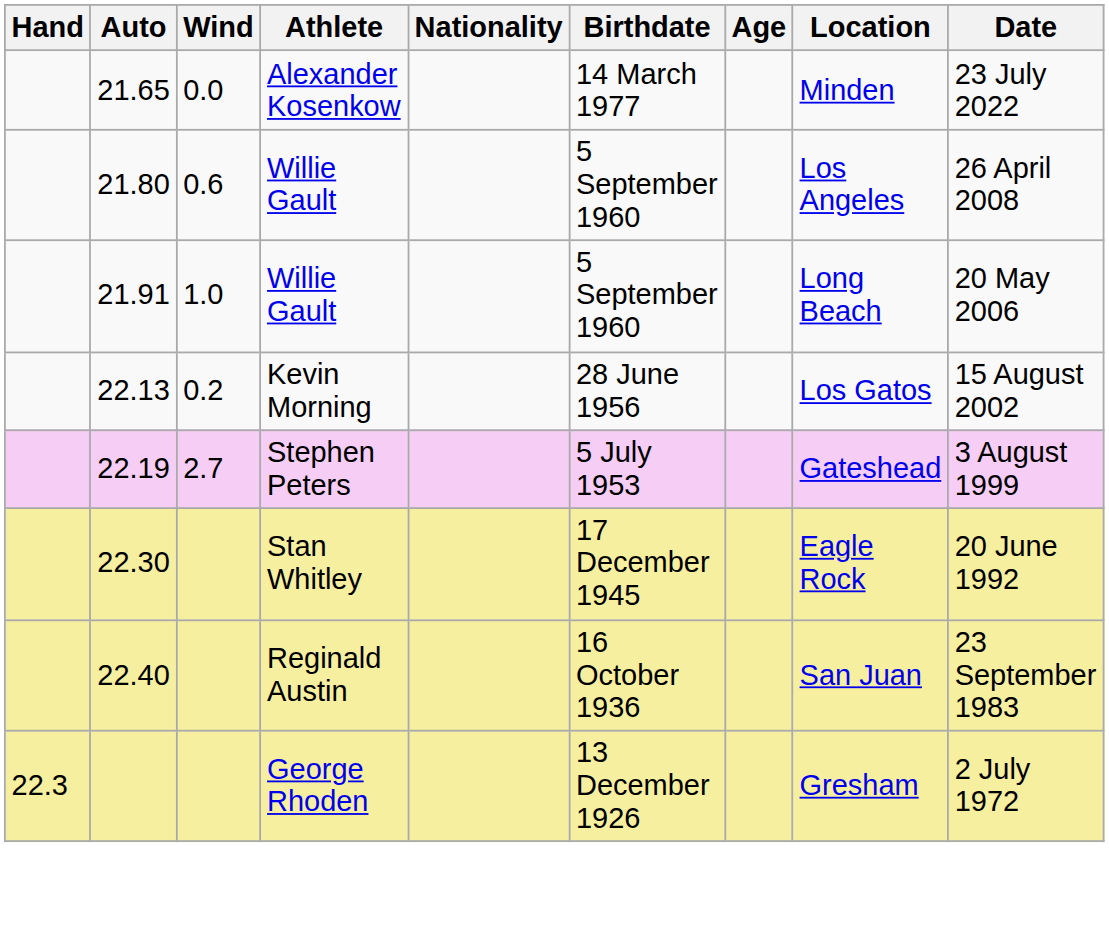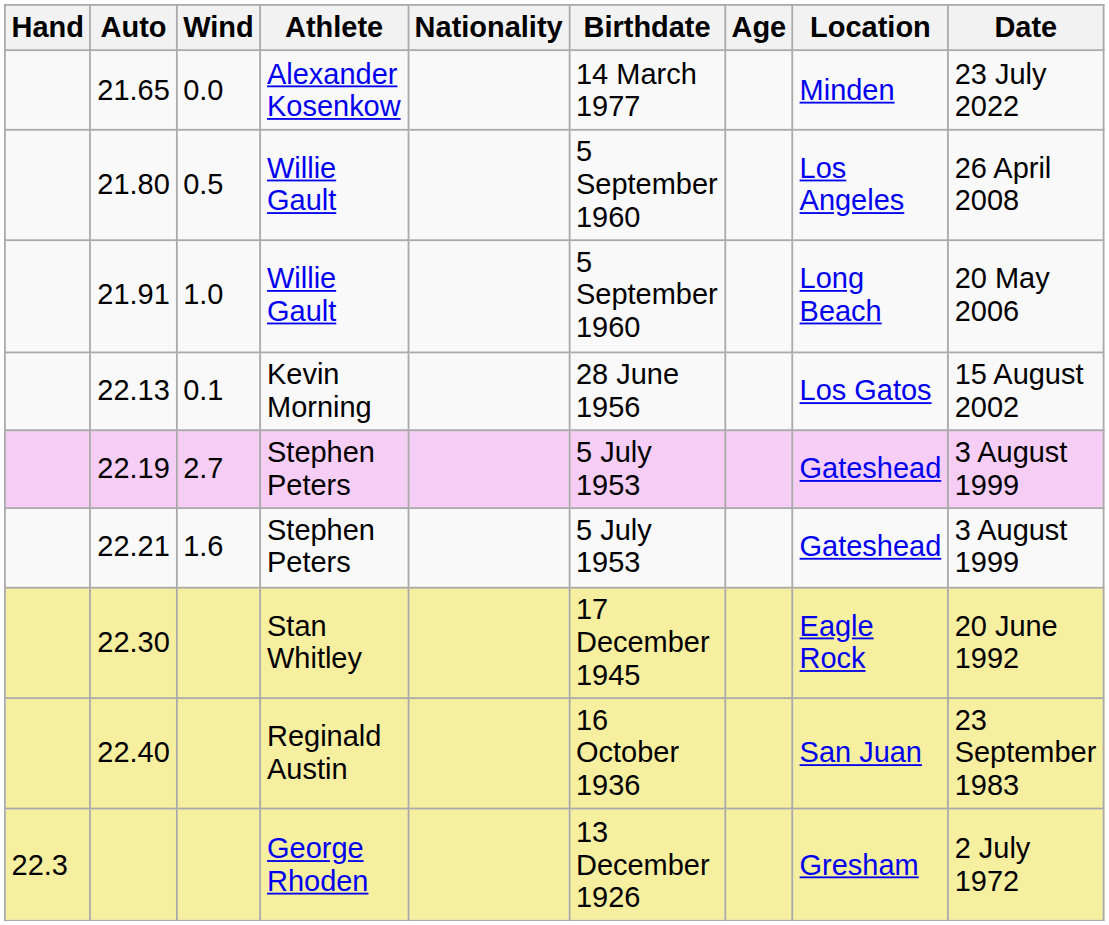(203, 184) 0.6 -> (203, 184) 0.5
(203, 390) 0.2 -> (203, 390) 0.1
+ row: (134, 547)
